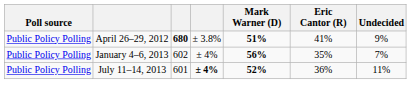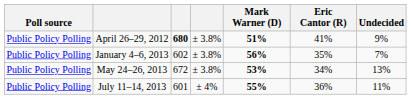(207, 54) ± 4% -> (207, 54) ± 3.8%
+ row: (132, 70)
(207, 70) bold -> (207, 86) normal
(257, 70) 52% -> (257, 86) 55%
